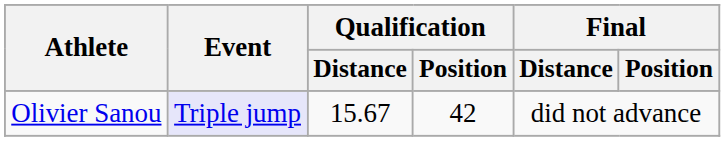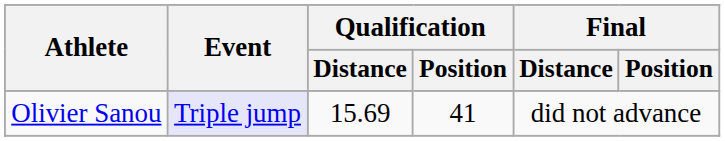(360, 113) 15.67 -> (360, 113) 15.69
(463, 113) 42 -> (463, 113) 41
